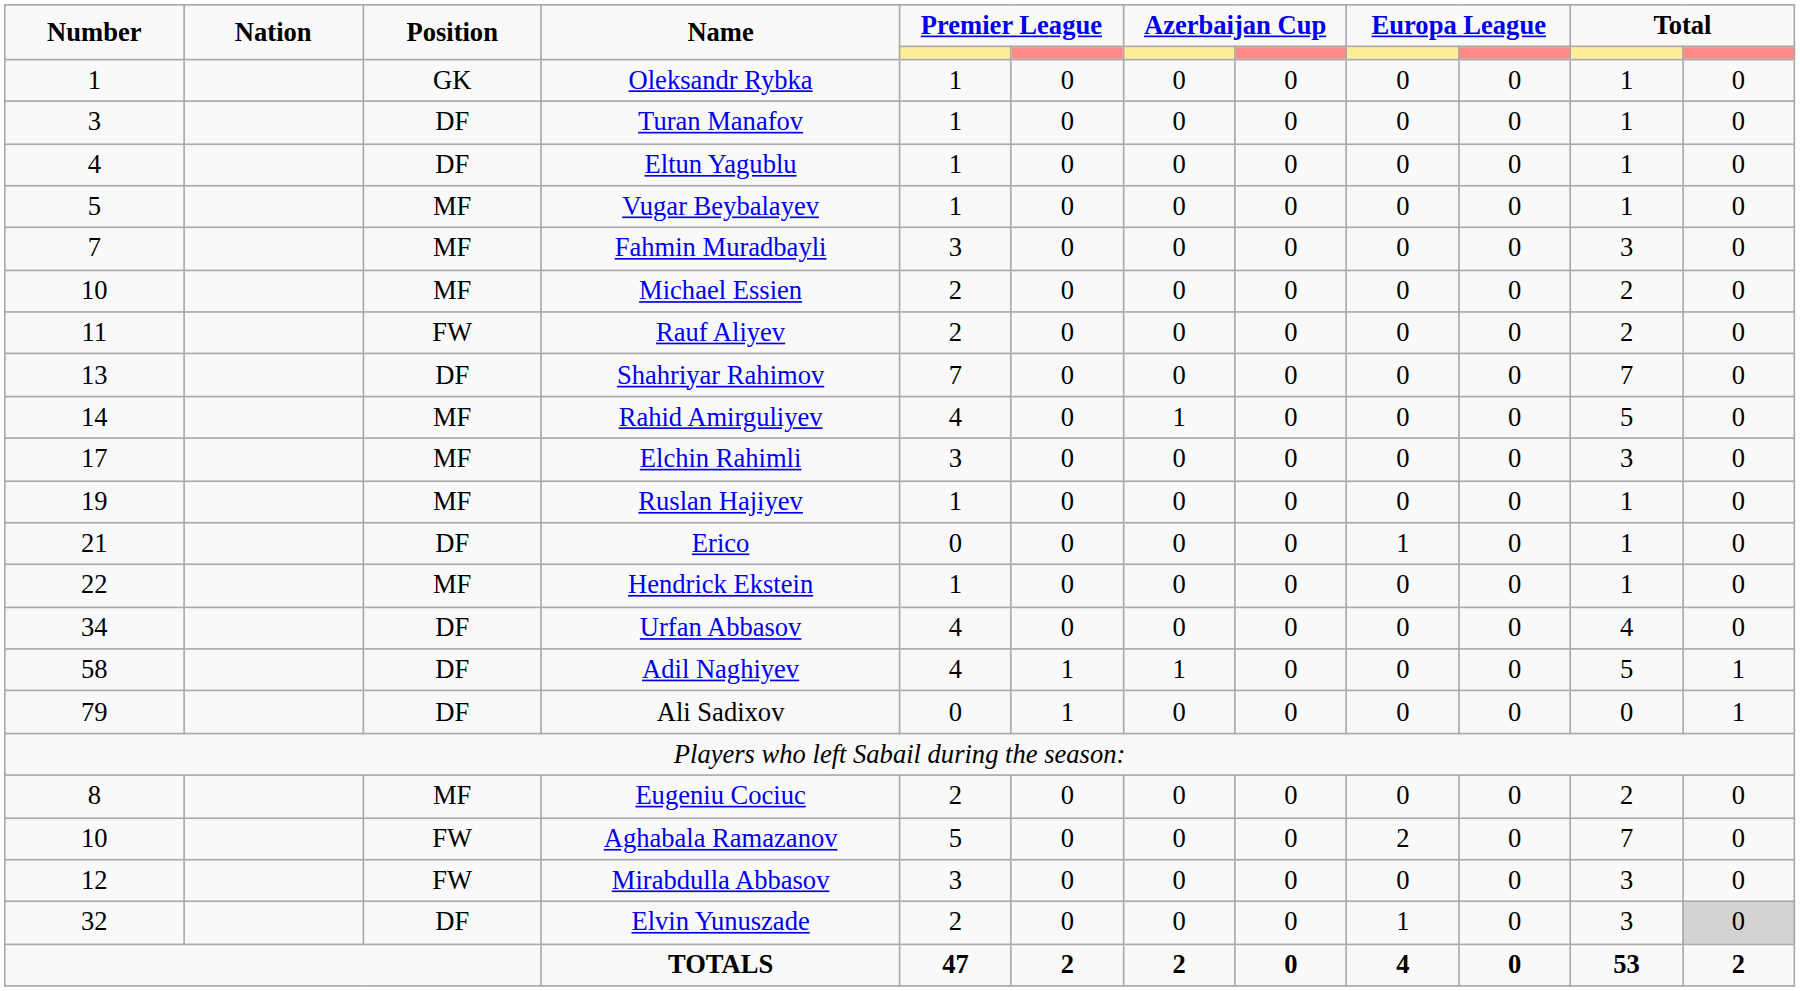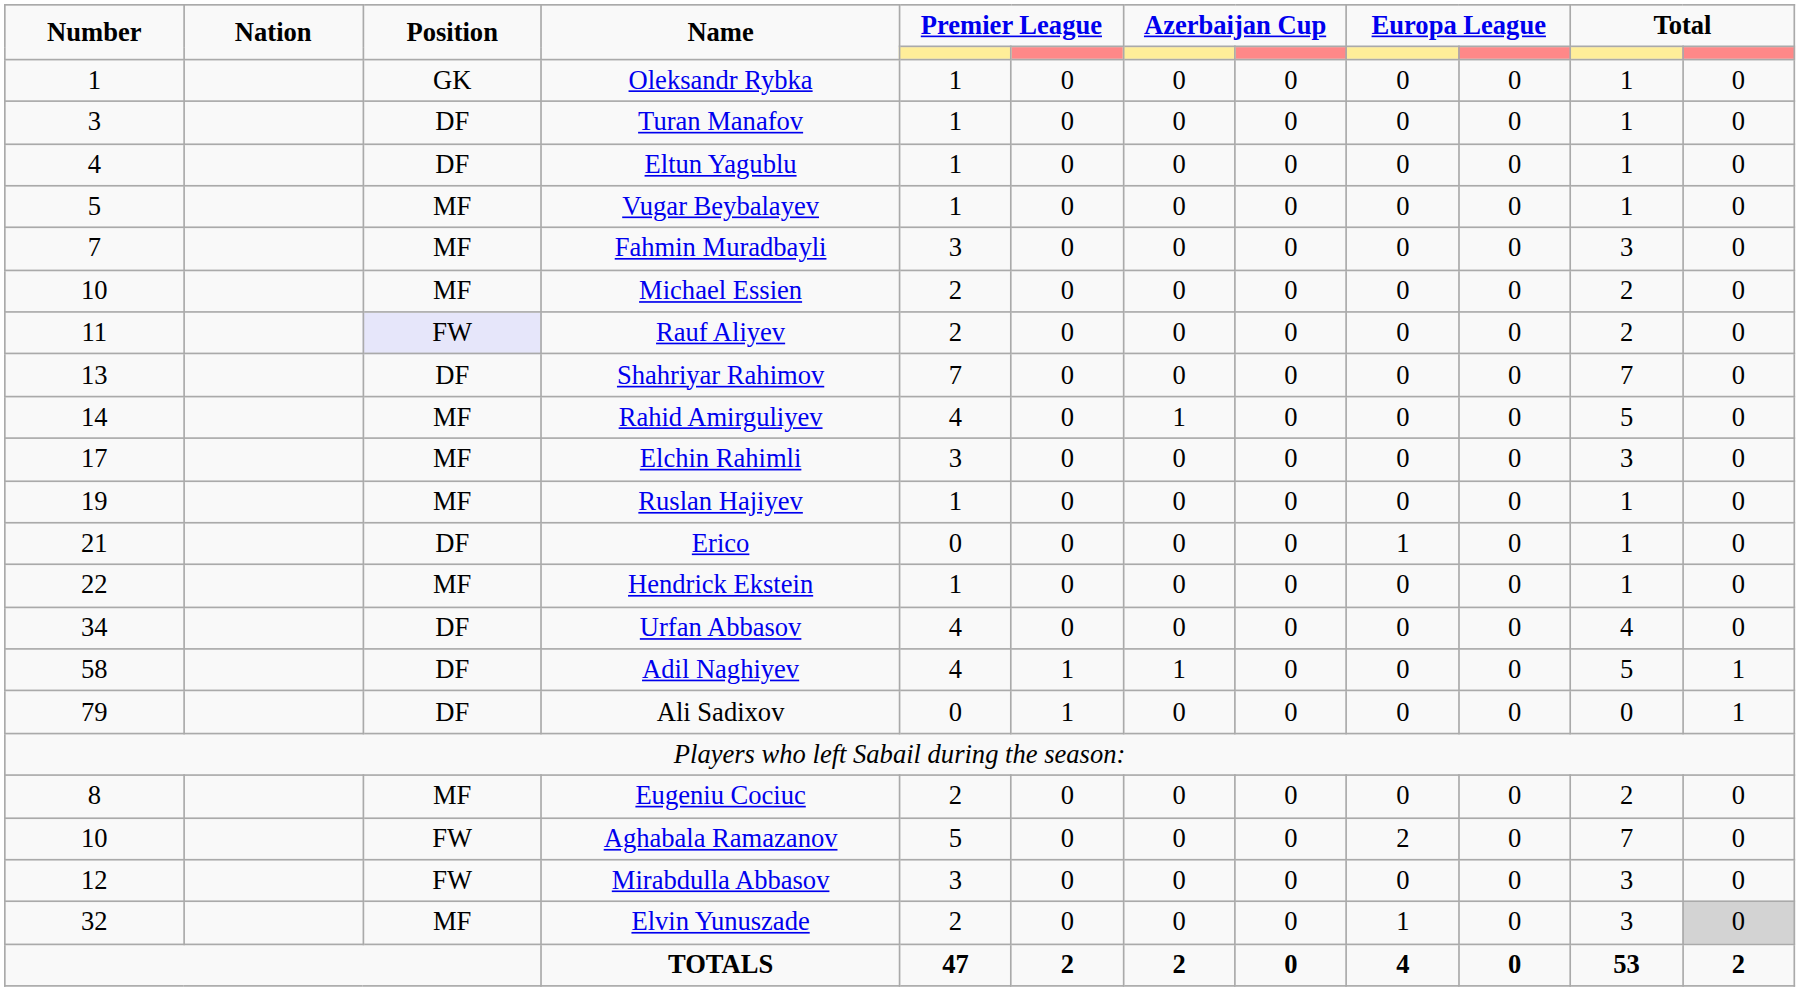(452, 332) no background -> (452, 332) lavender background
(452, 922) DF -> (452, 922) MF
